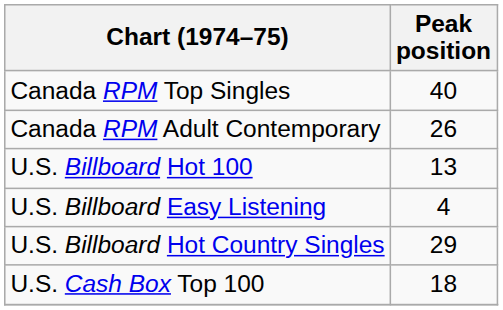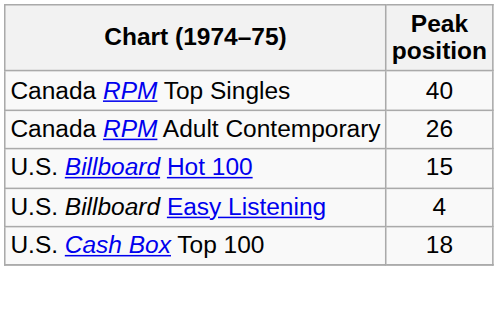(443, 167) 13 -> (439, 167) 15
- row: (198, 245)
